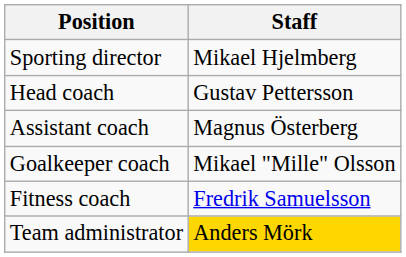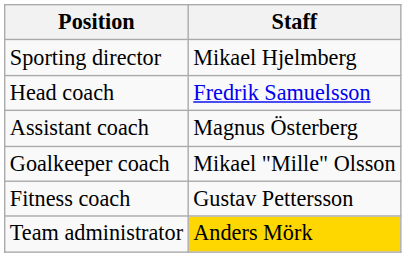(273, 92) Gustav Pettersson -> (282, 92) Fredrik Samuelsson
(282, 198) Fredrik Samuelsson -> (273, 198) Gustav Pettersson
